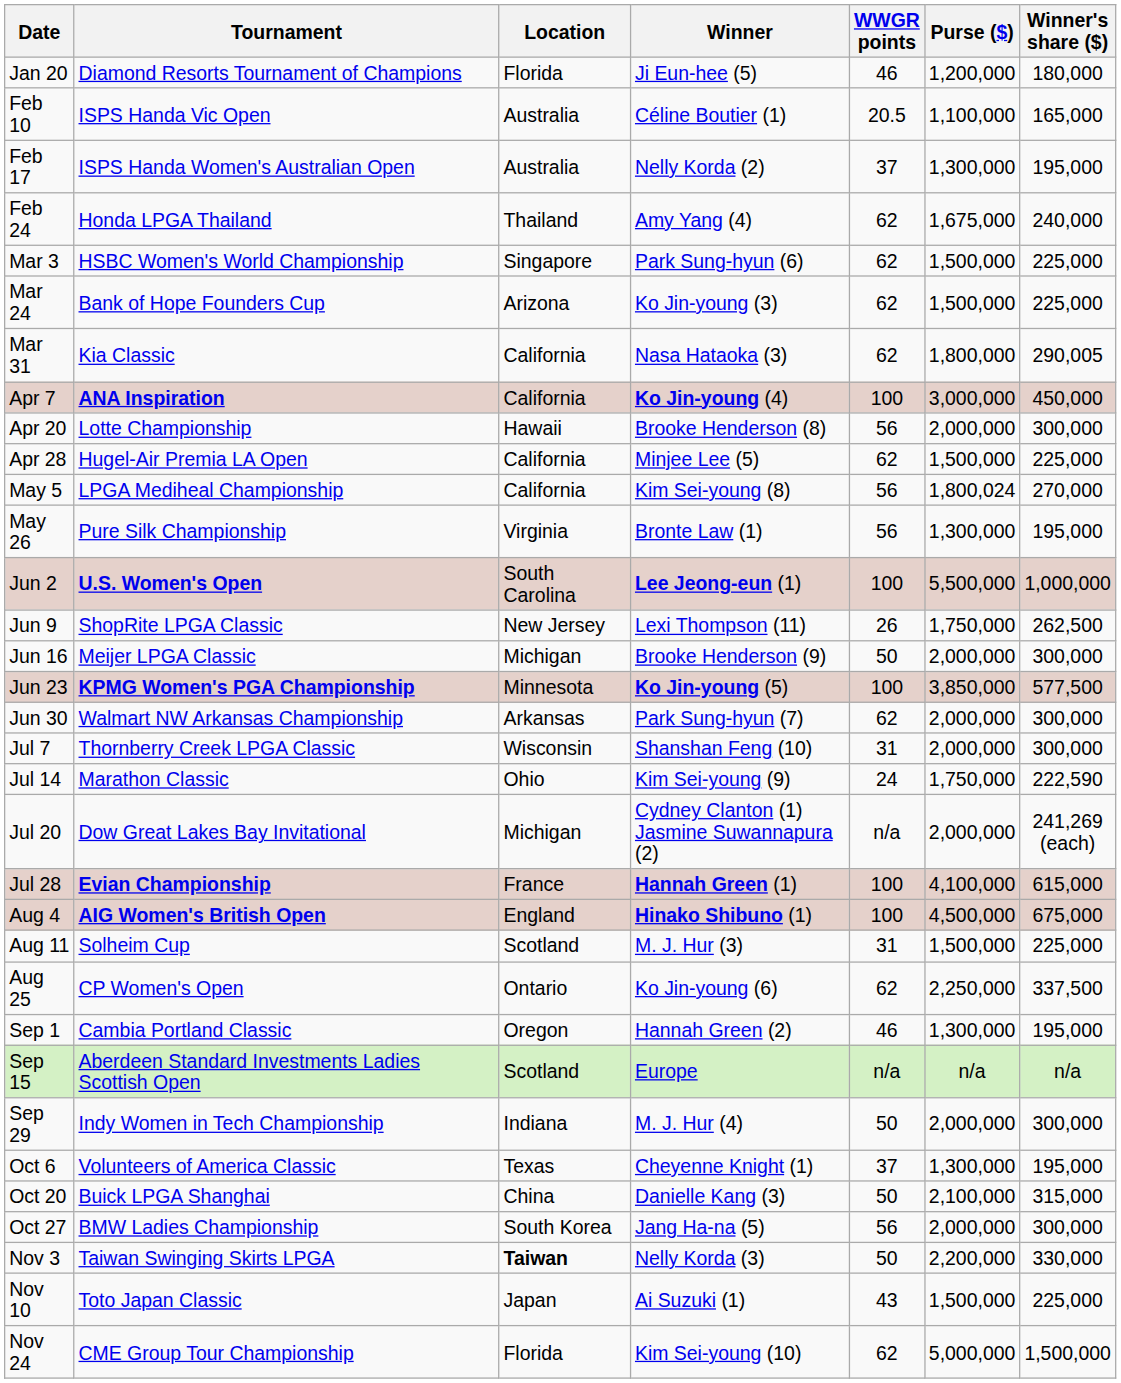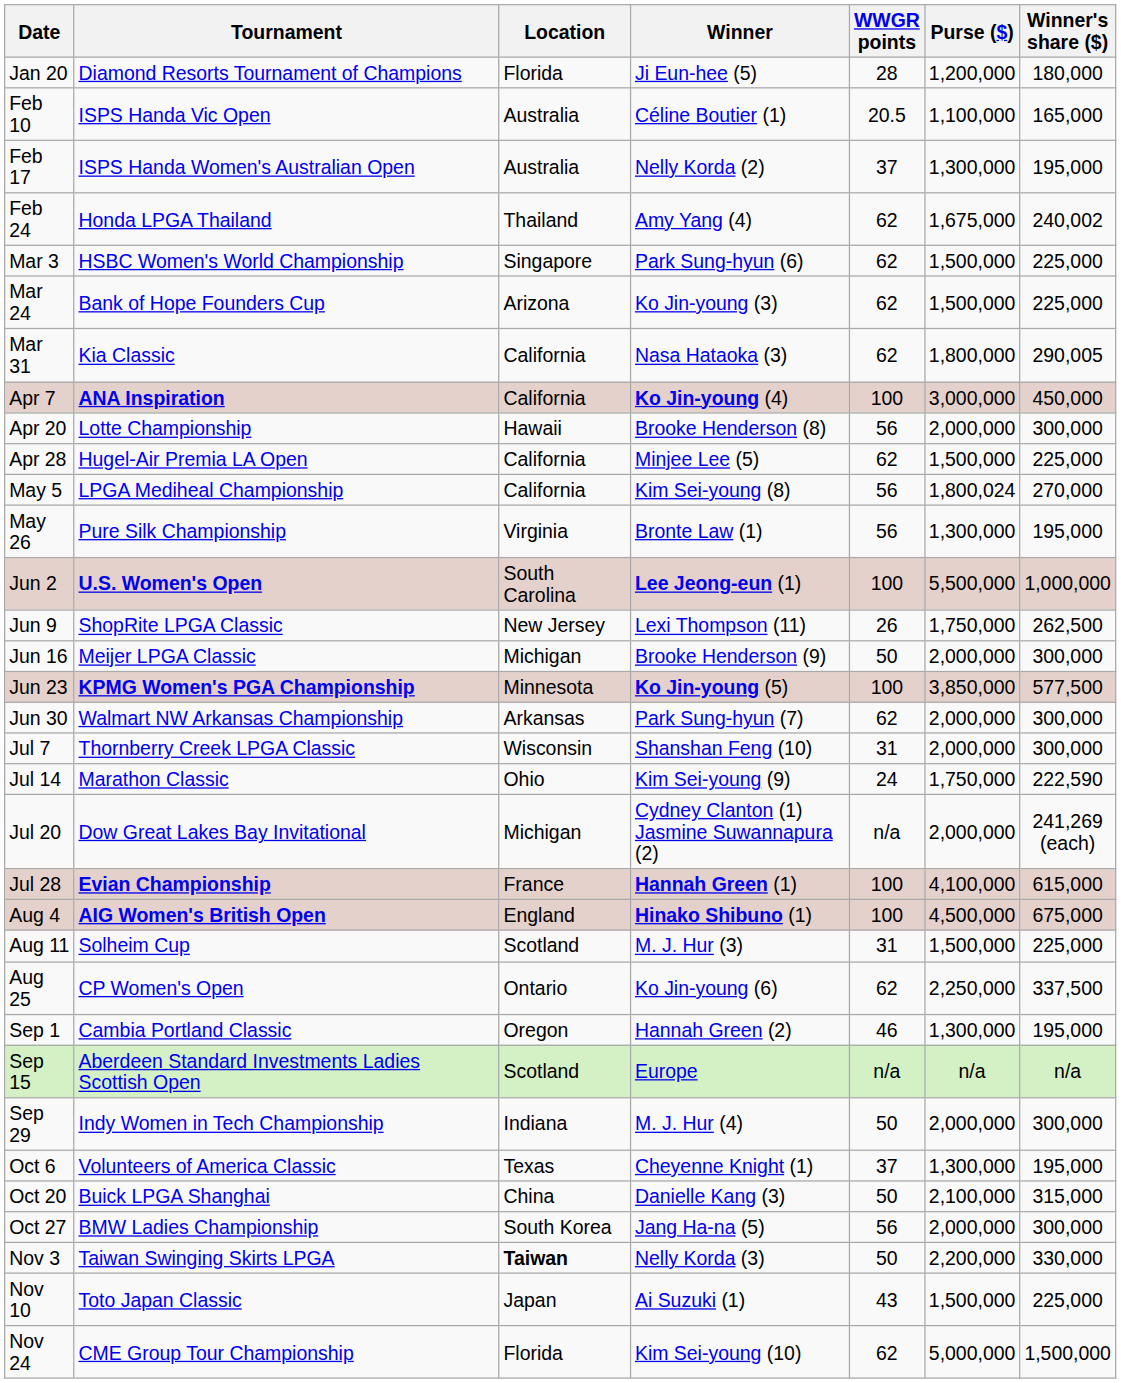(887, 73) 46 -> (887, 73) 28
(1068, 220) 240,000 -> (1068, 220) 240,002
